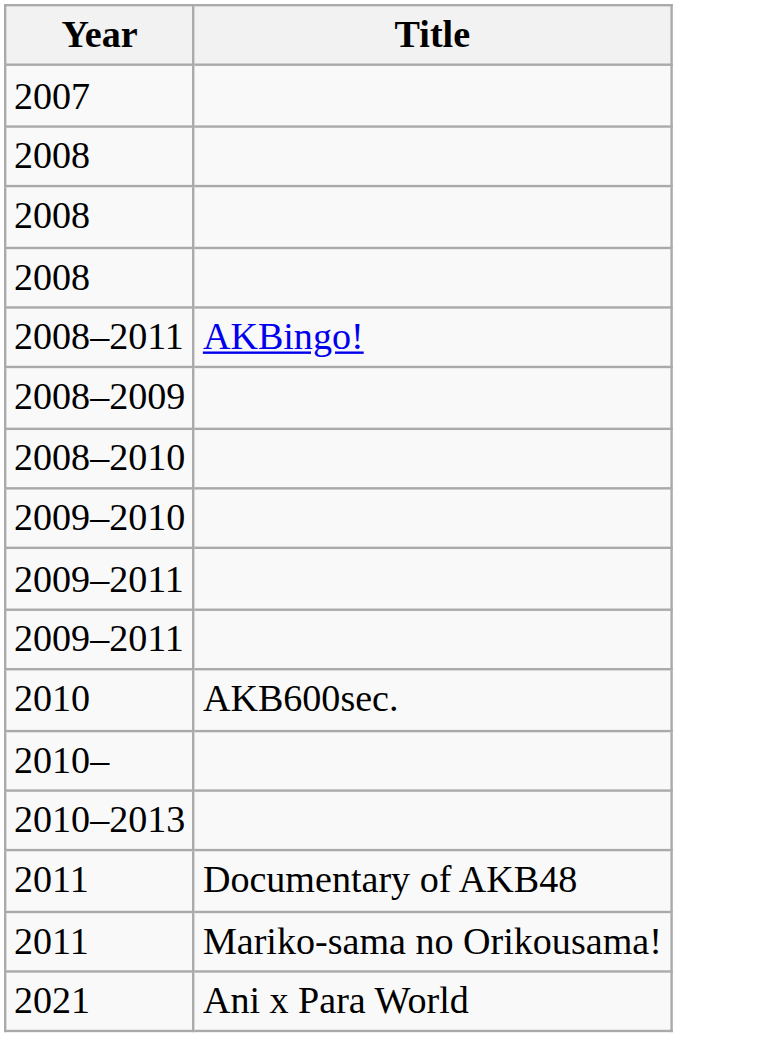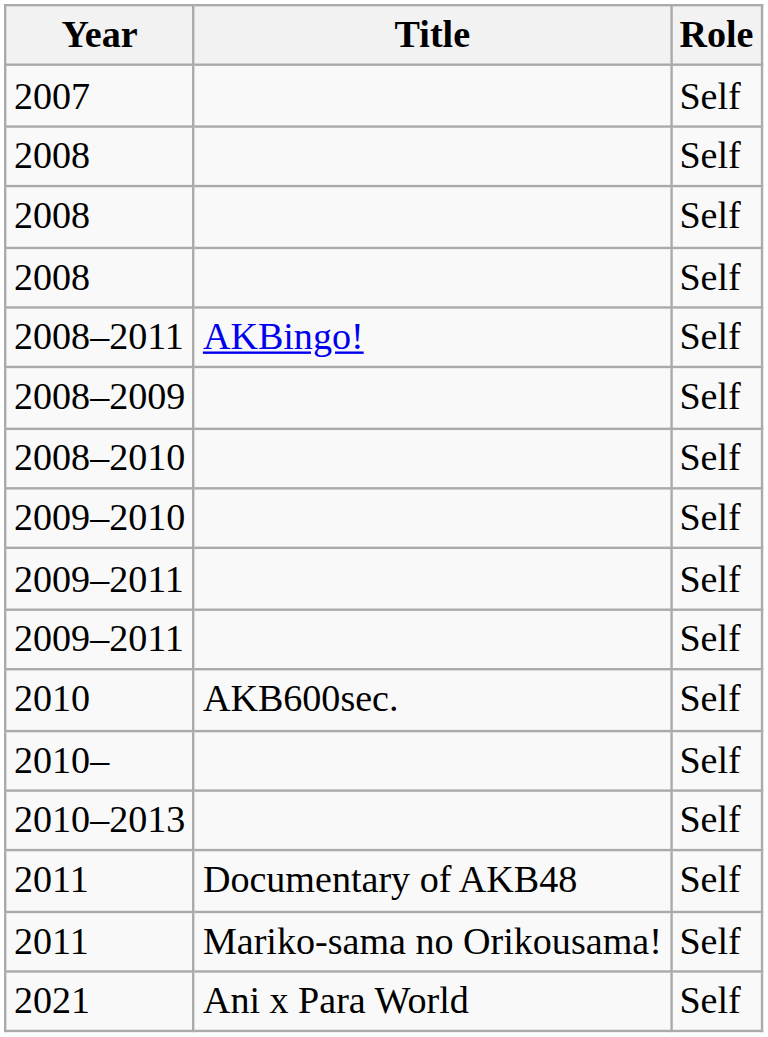+ column: (716, 34)
